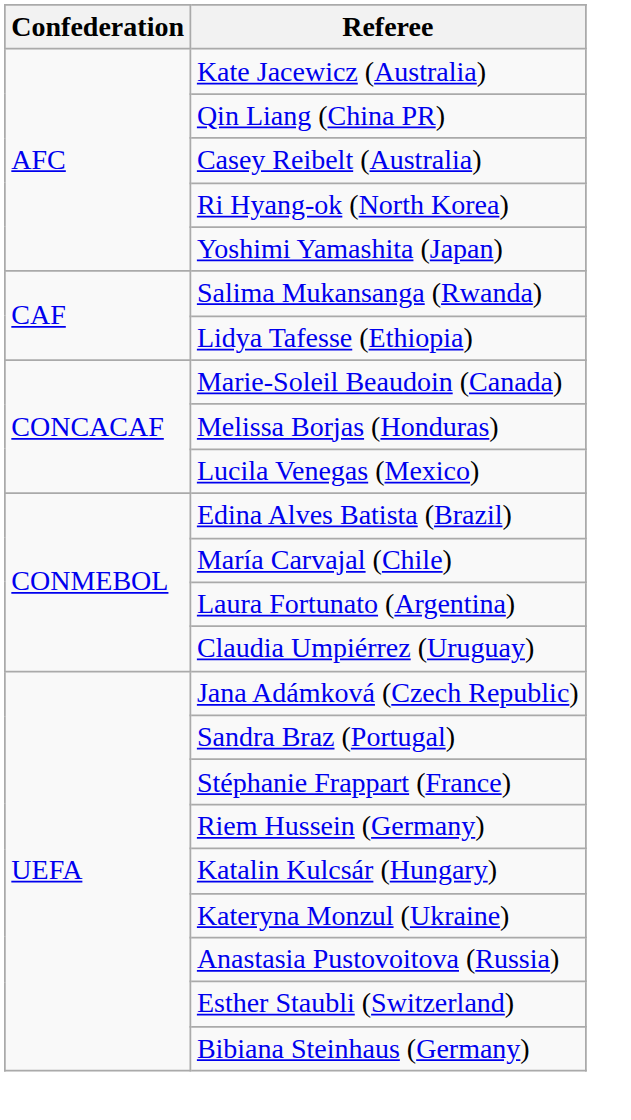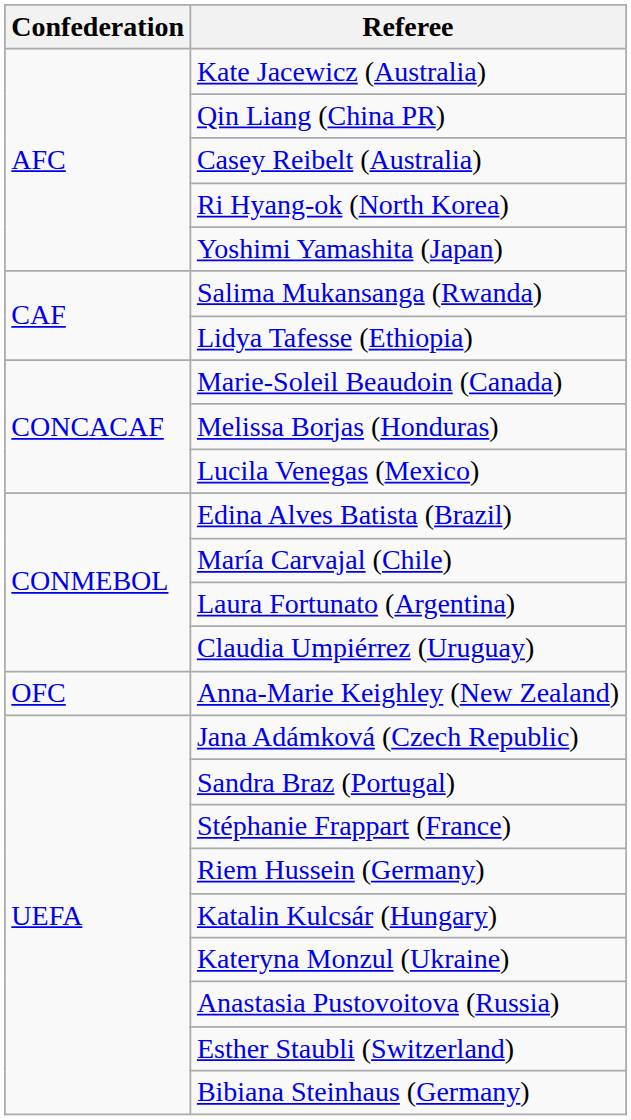+ row: (408, 692)
